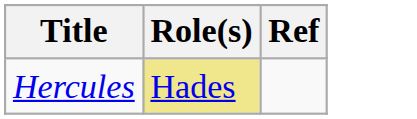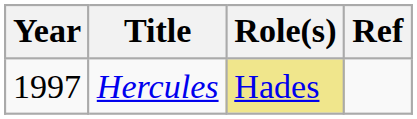+ column: (47, 31)
